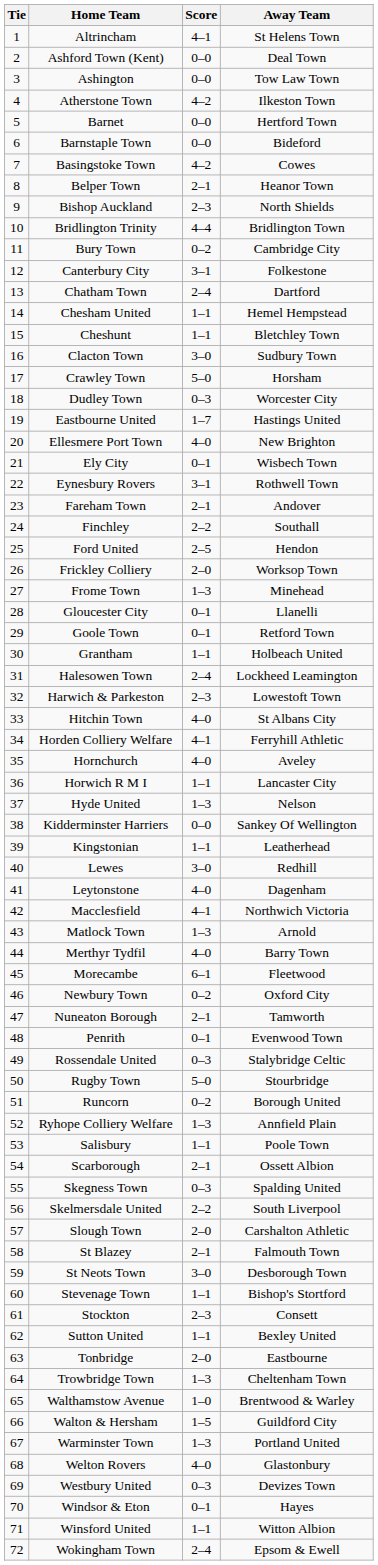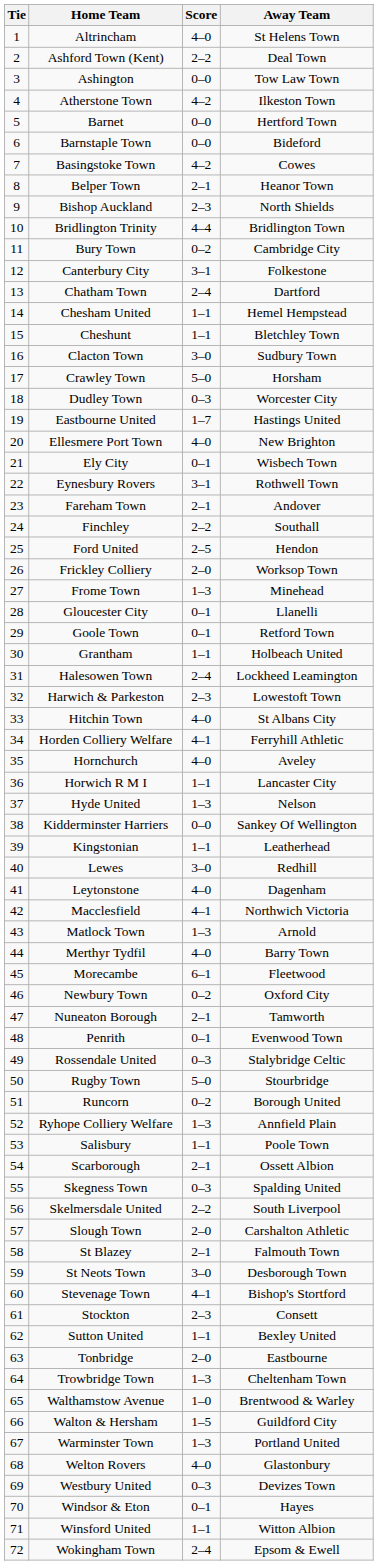(201, 36) 4–1 -> (201, 36) 4–0
(201, 57) 0–0 -> (201, 57) 2–2
(201, 1294) 1–1 -> (201, 1294) 4–1
